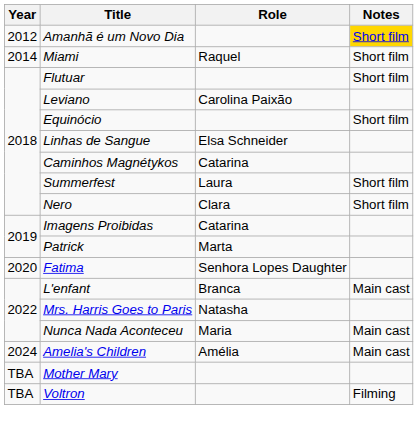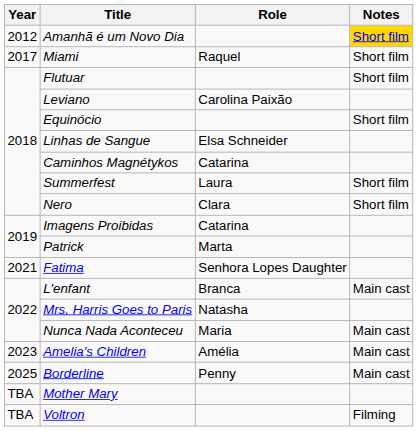(22, 57) 2014 -> (22, 57) 2017
(22, 267) 2020 -> (22, 267) 2021
(22, 352) 2024 -> (22, 352) 2023
+ row: (73, 373)
